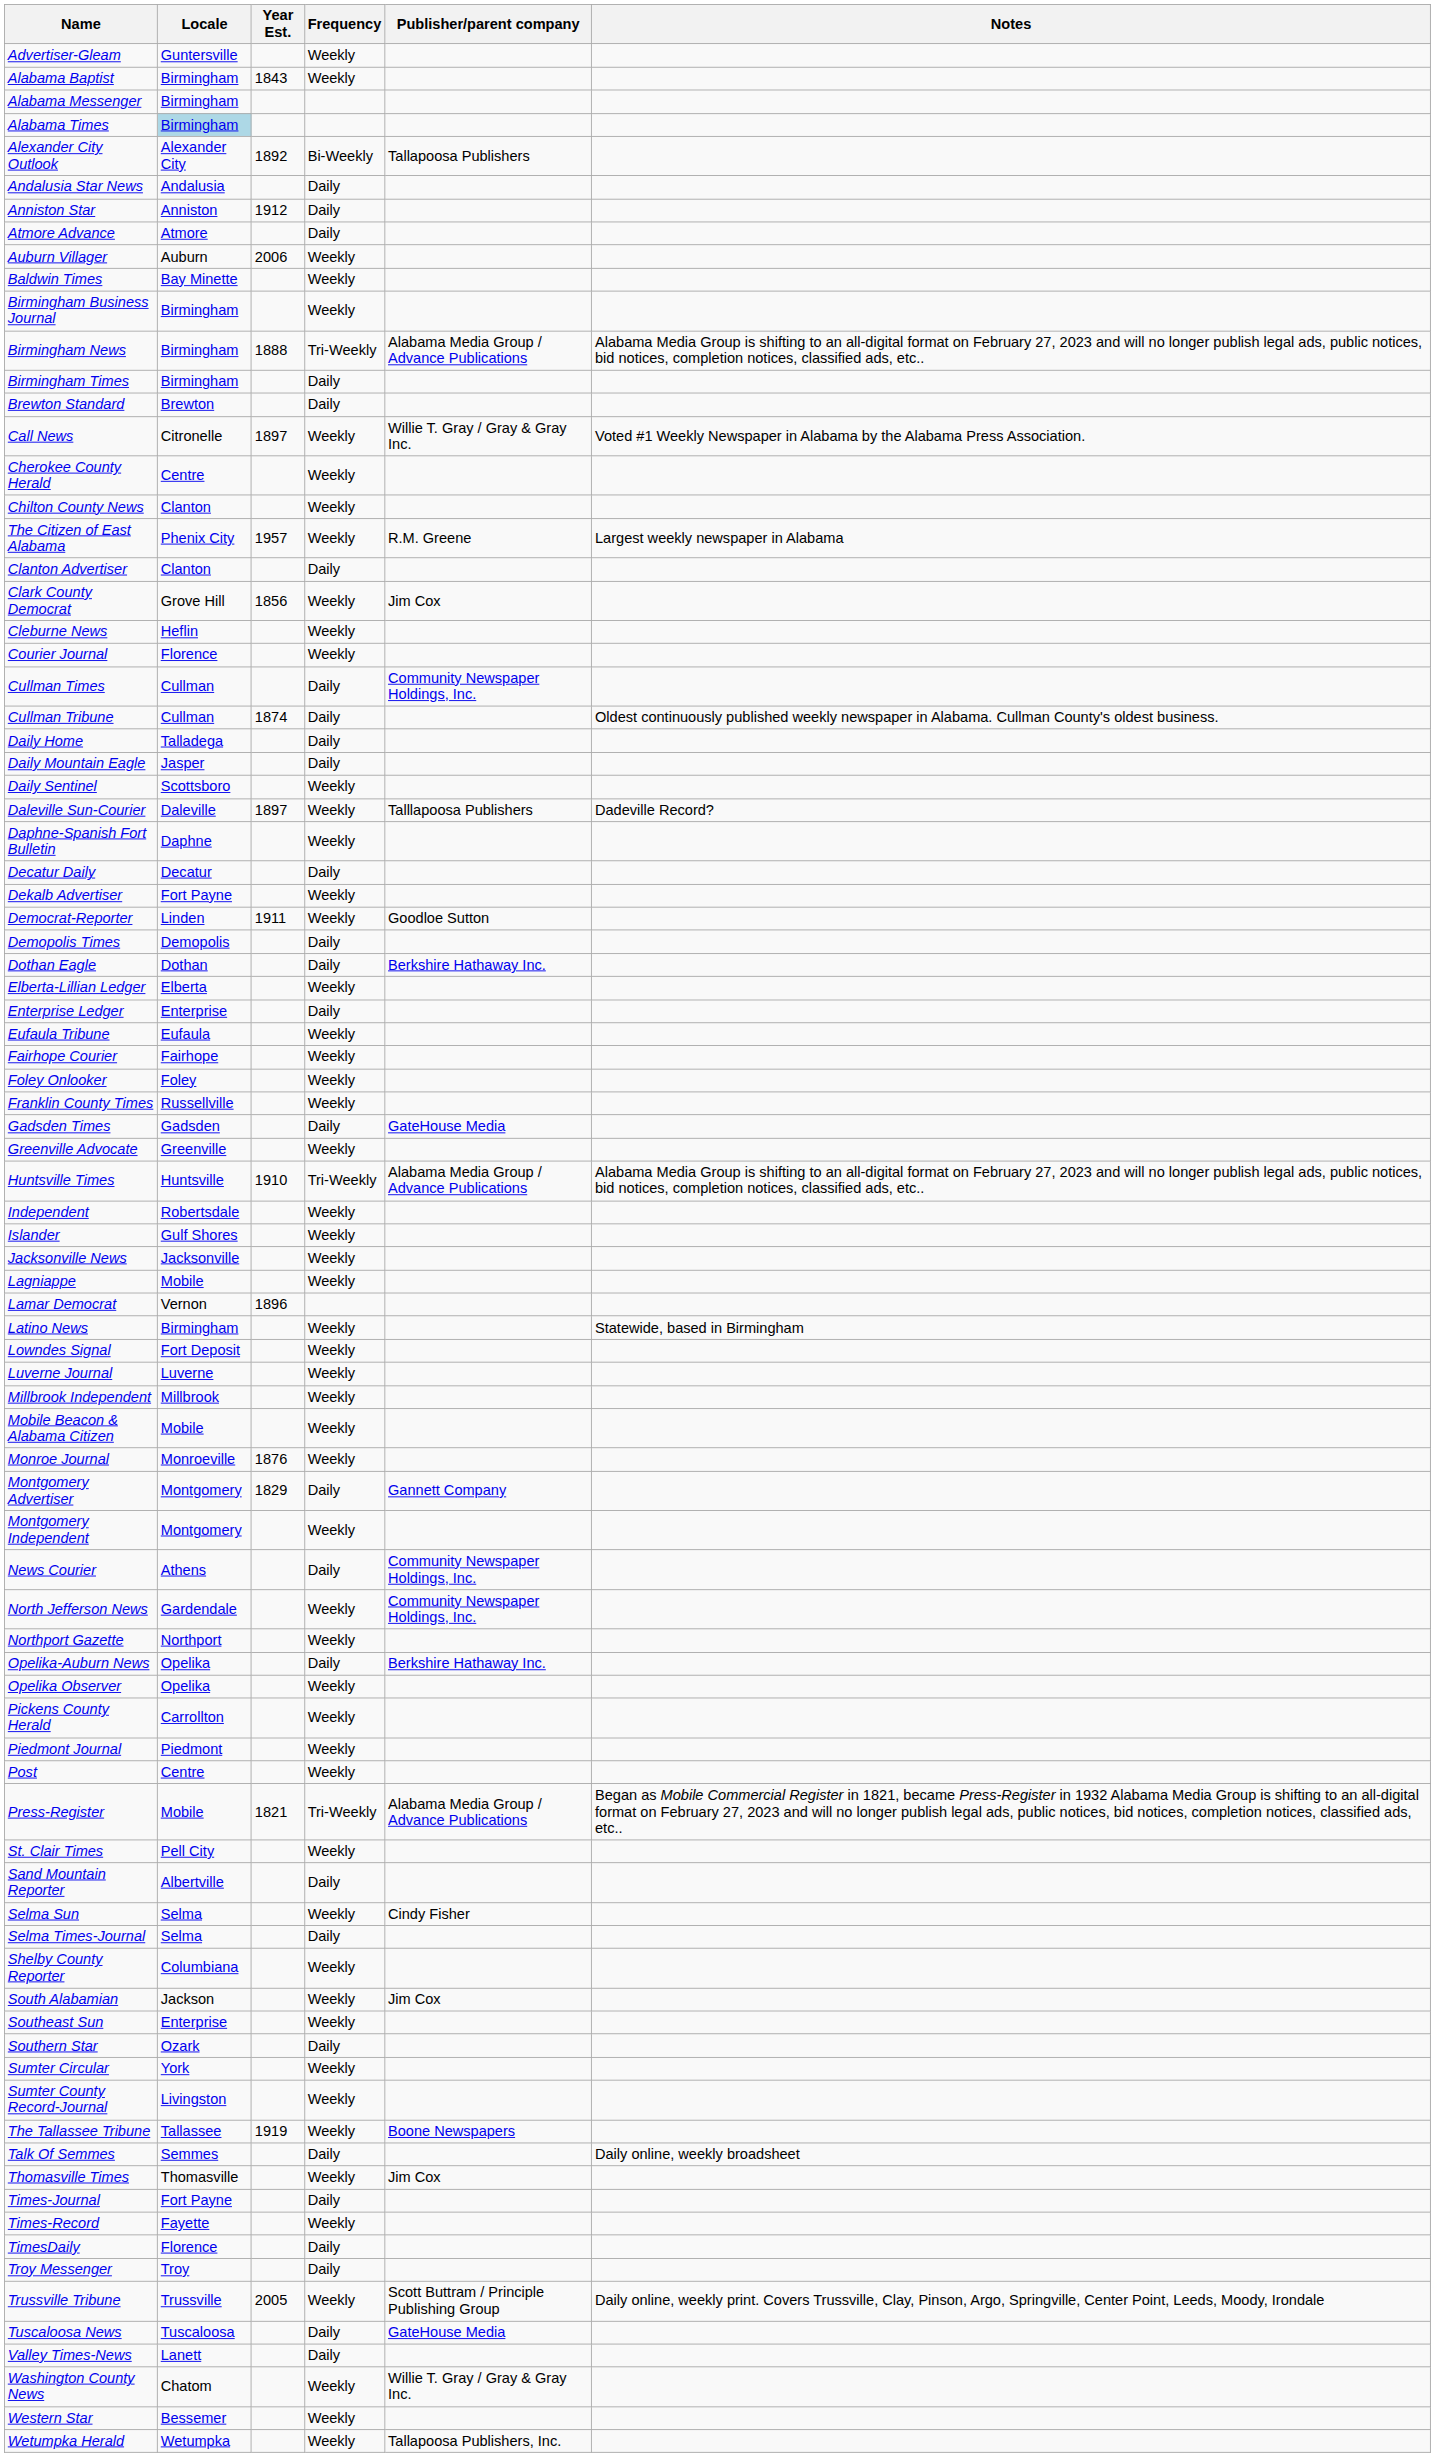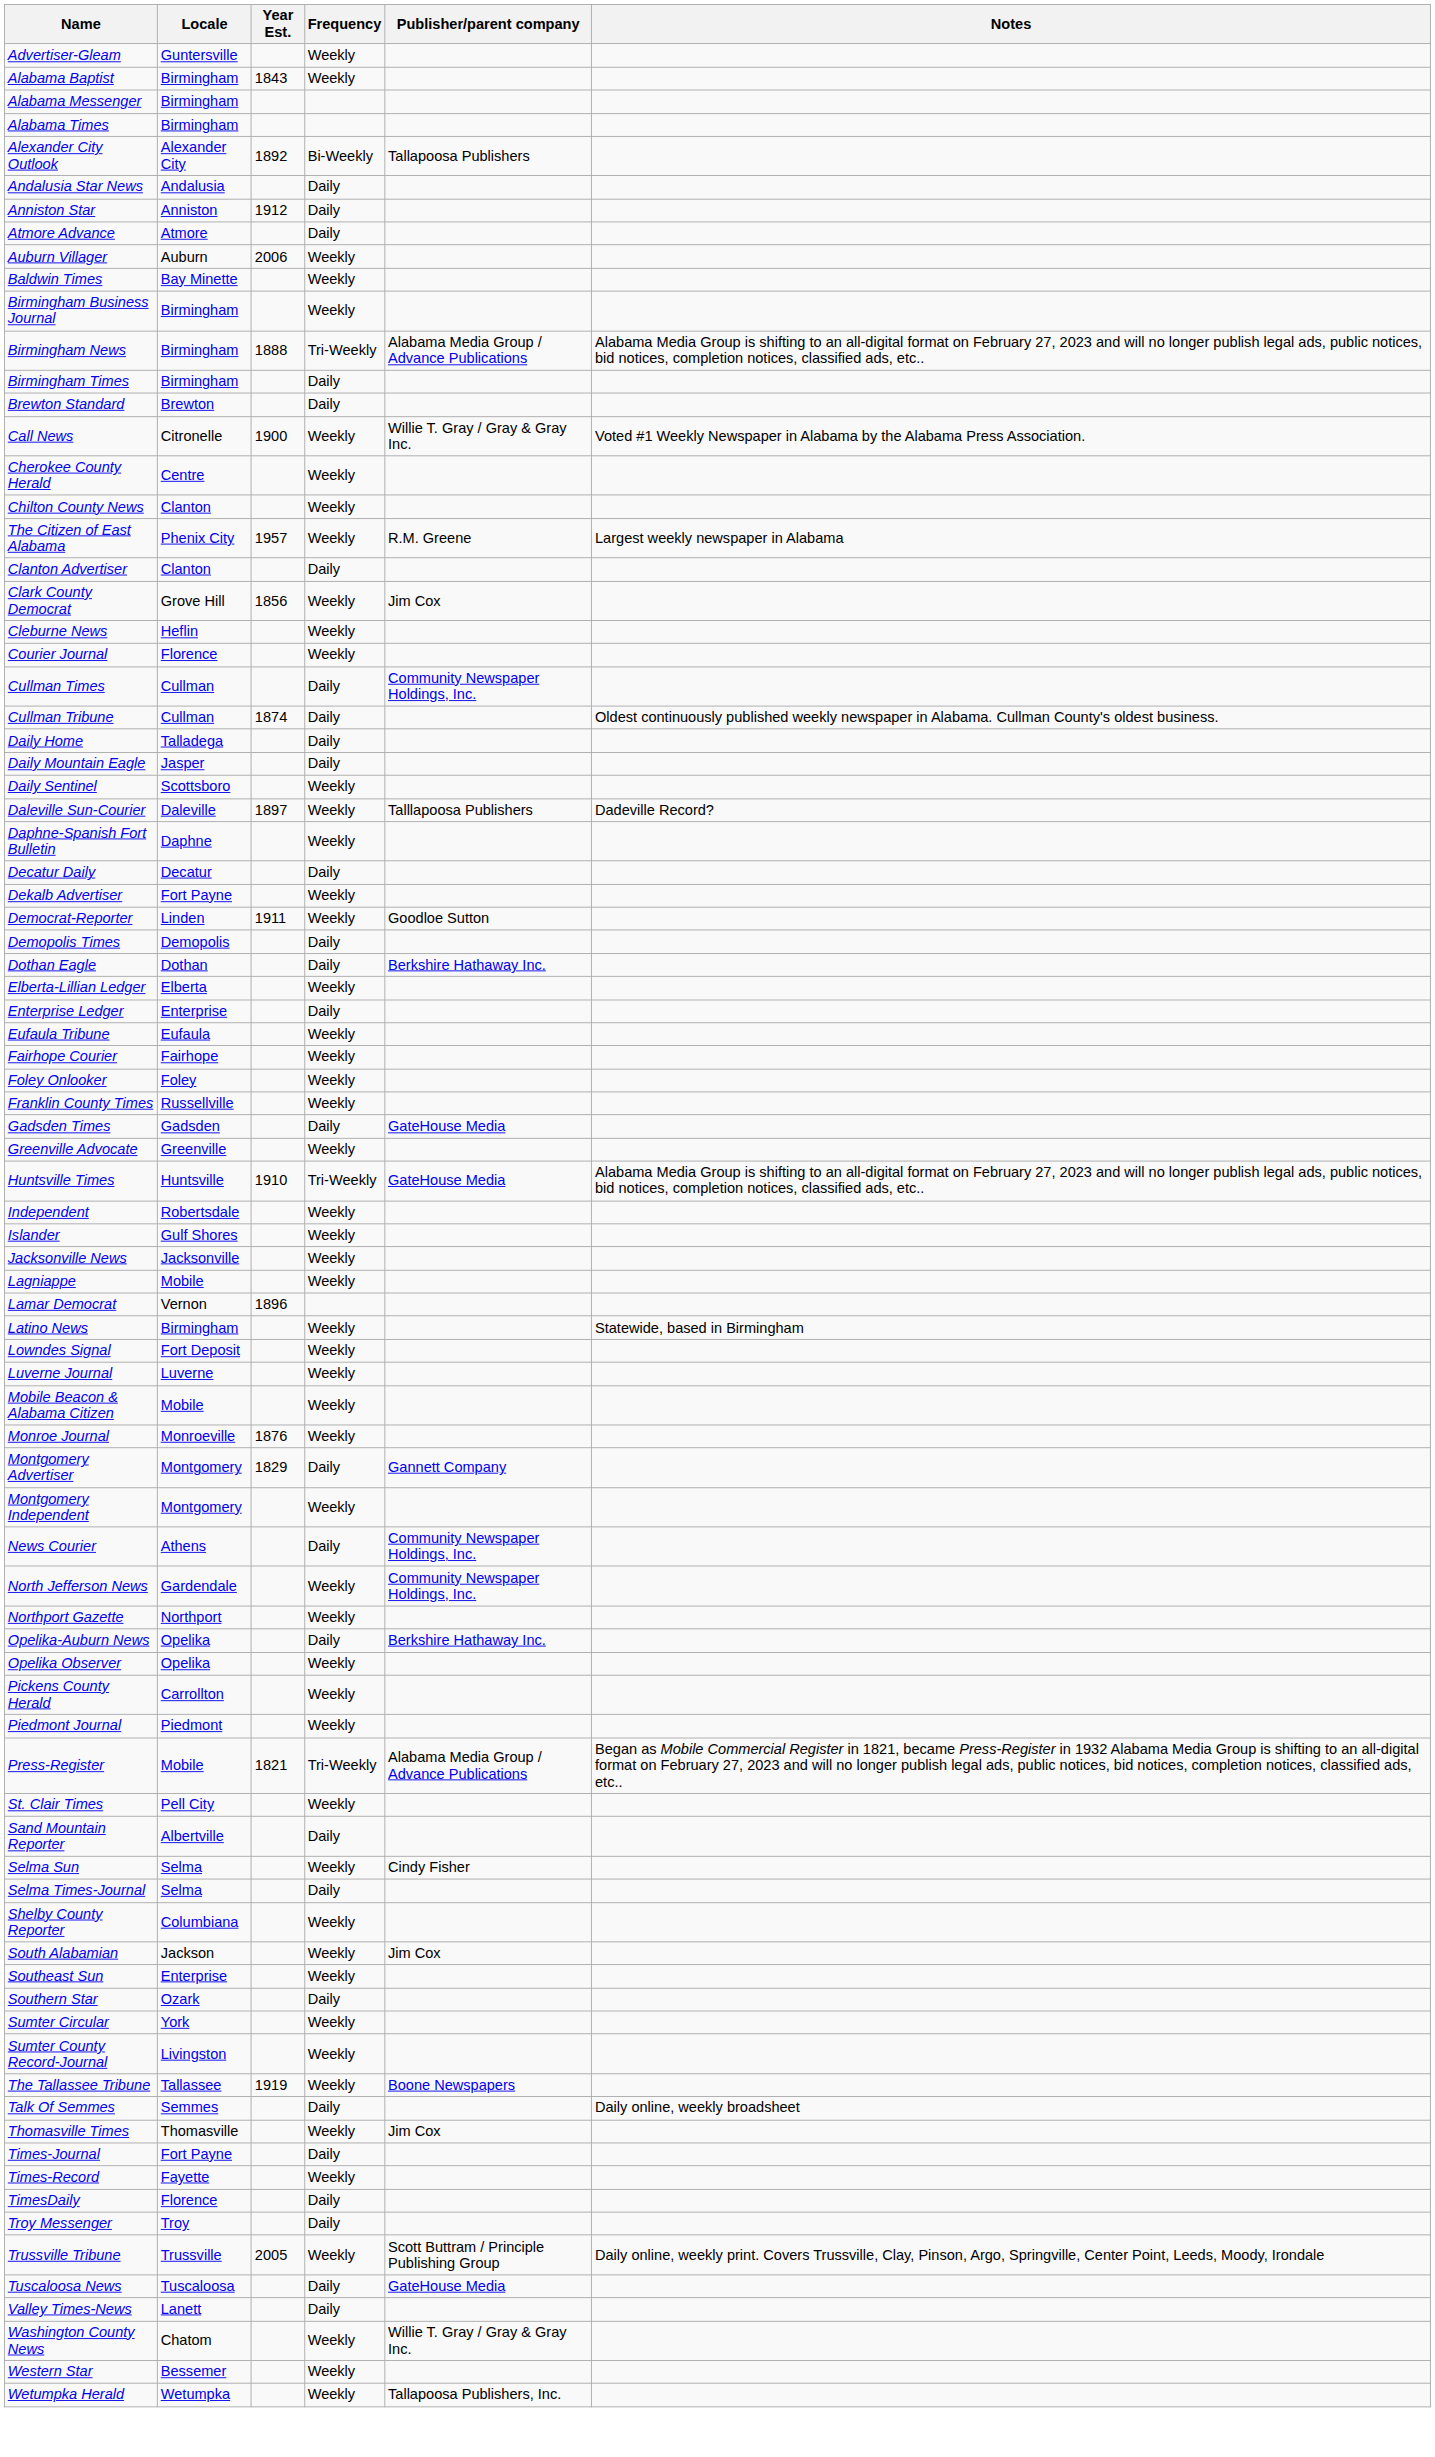(200, 124) lightblue background -> (200, 124) no background
(271, 436) 1897 -> (271, 436) 1900
(465, 1180) Alabama Media Group / Advance Publications -> (447, 1180) GateHouse Media
- row: (79, 1396)
- row: (22, 1772)
